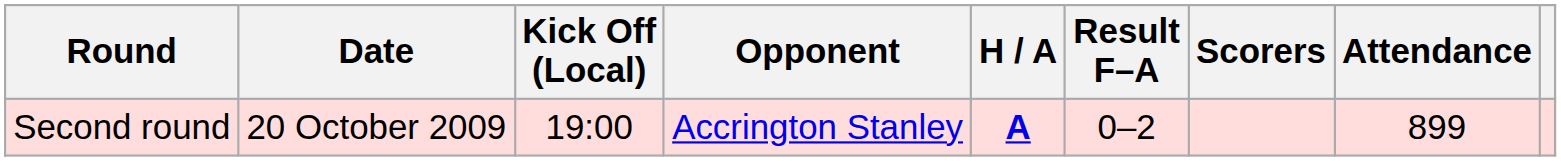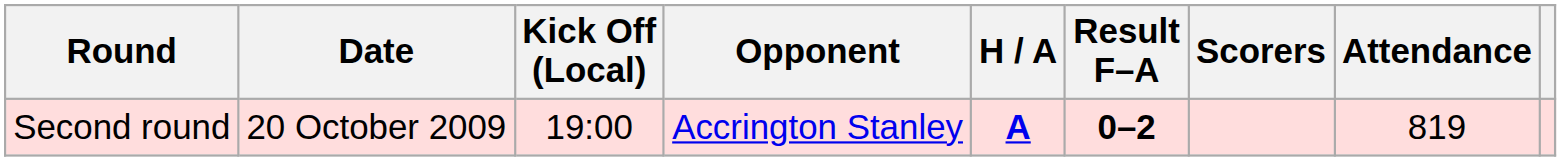(1127, 126) normal -> (1127, 126) bold
(1437, 126) 899 -> (1437, 126) 819
